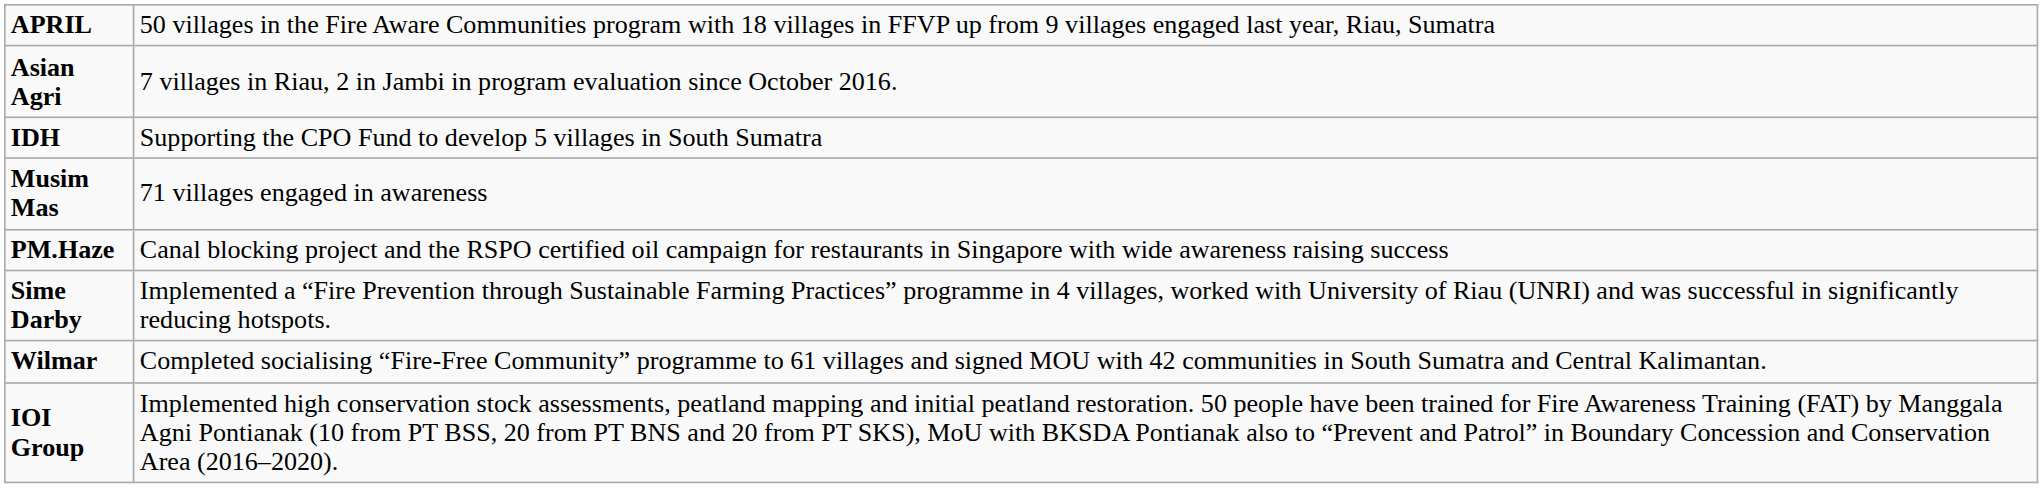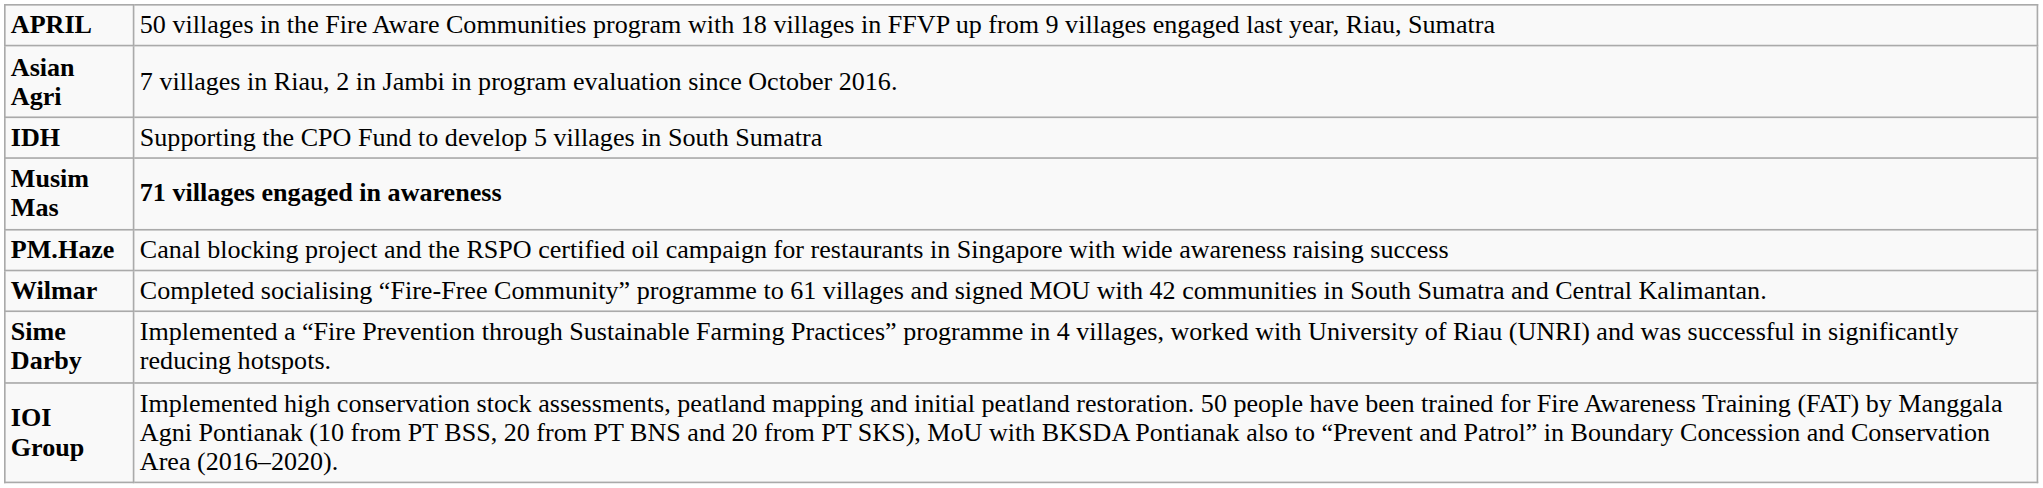(314, 193) normal -> (321, 193) bold
rows swapped: (54, 361) <-> (46, 305)
